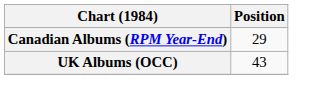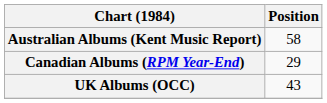+ row: (135, 39)
